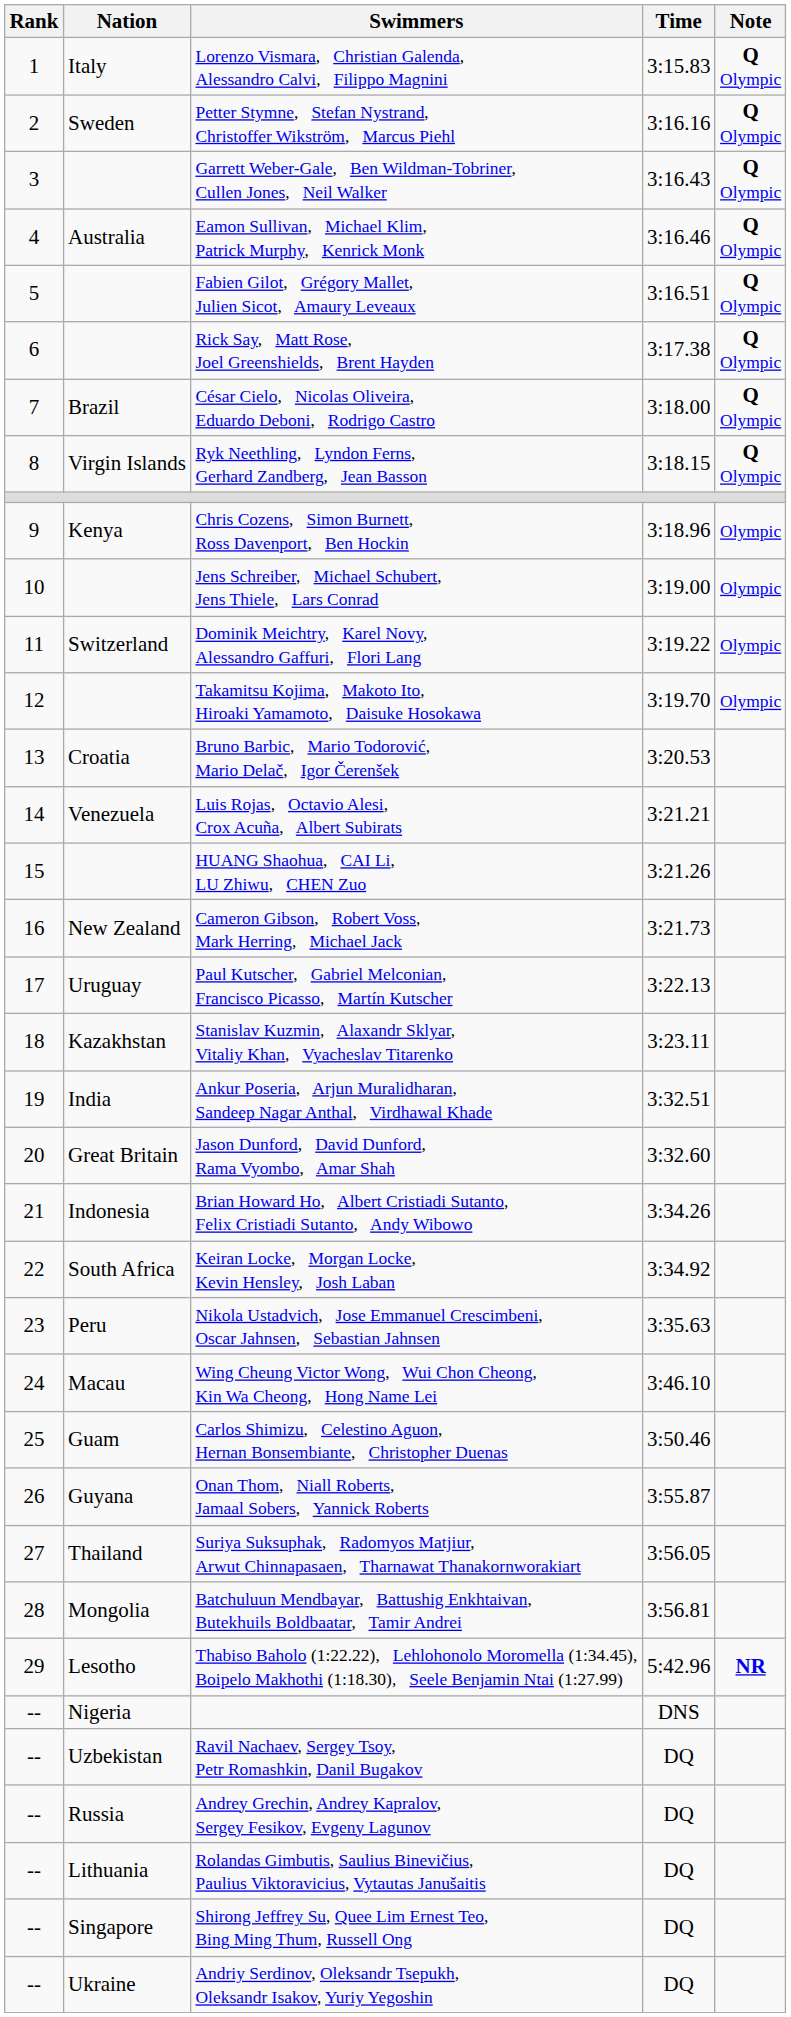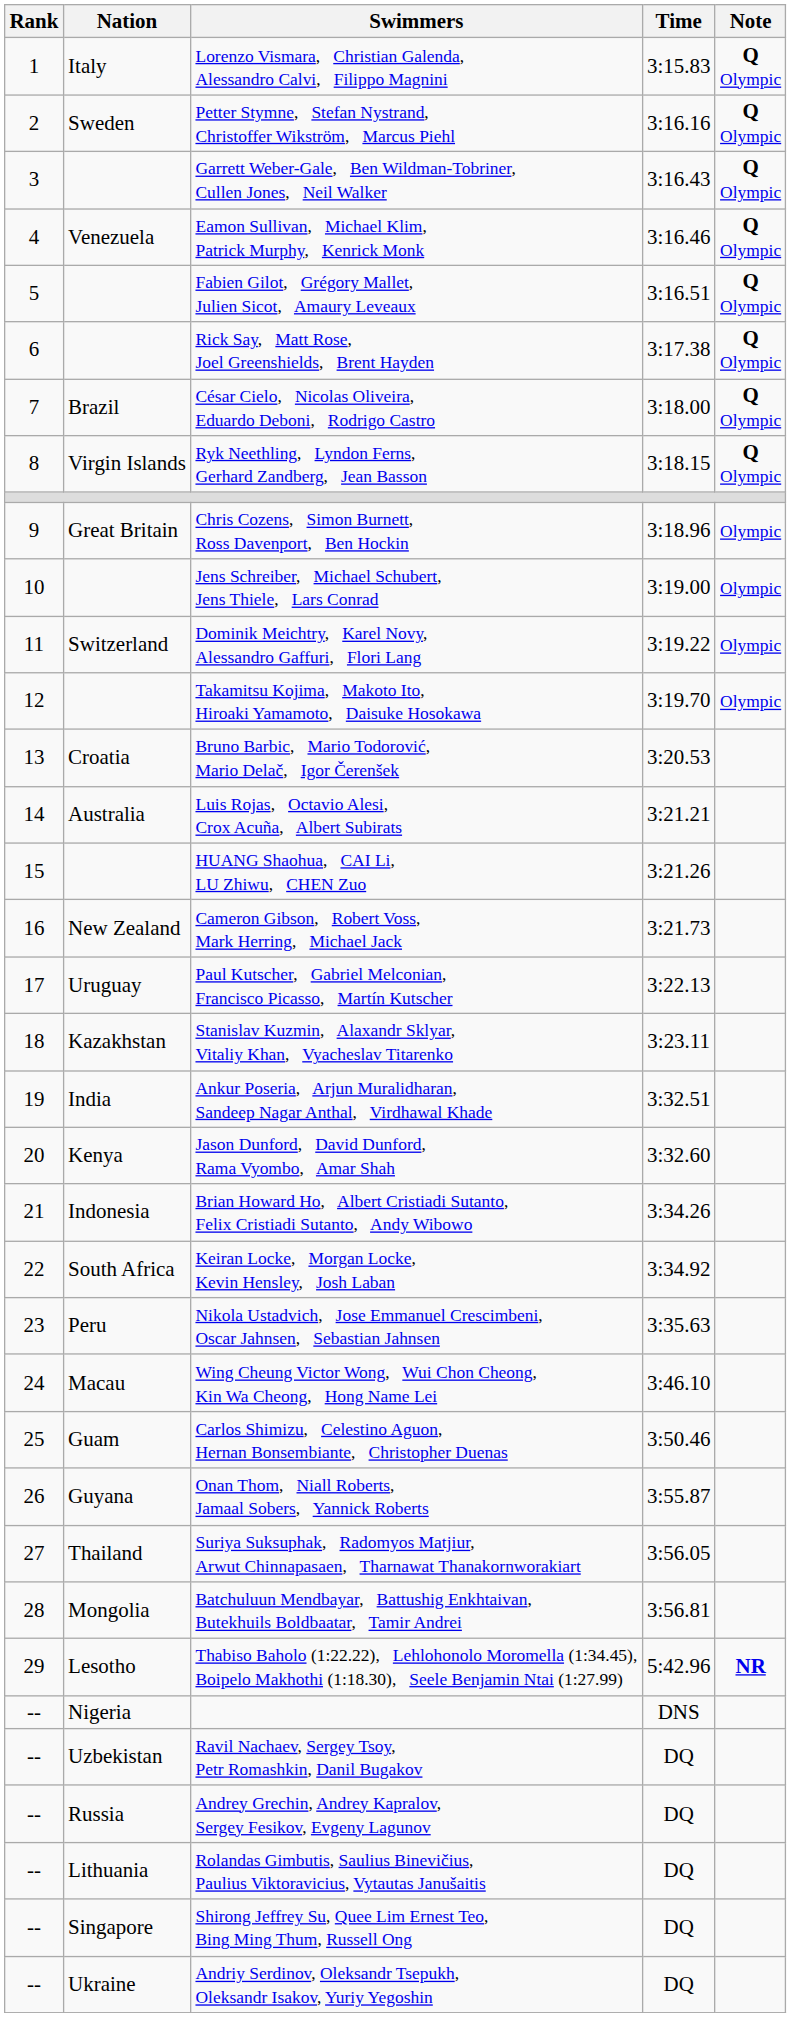(107, 236) Australia -> (111, 236) Venezuela
(95, 530) Kenya -> (123, 530) Great Britain
(111, 814) Venezuela -> (107, 814) Australia
(123, 1155) Great Britain -> (95, 1155) Kenya
